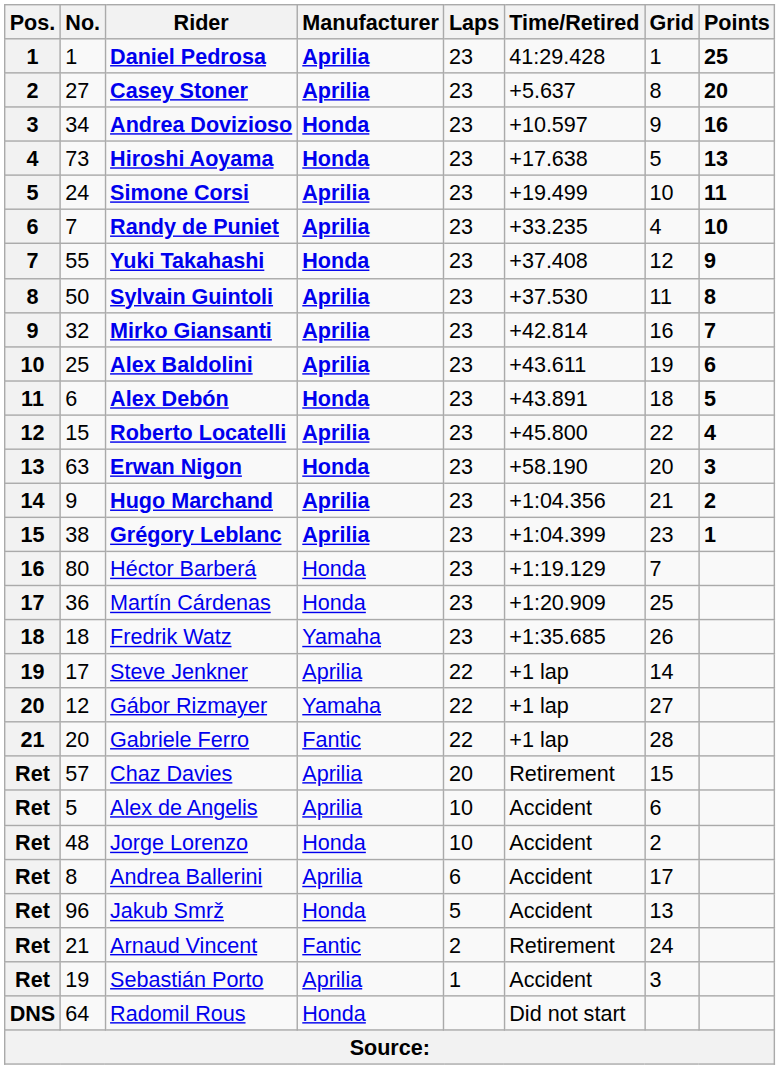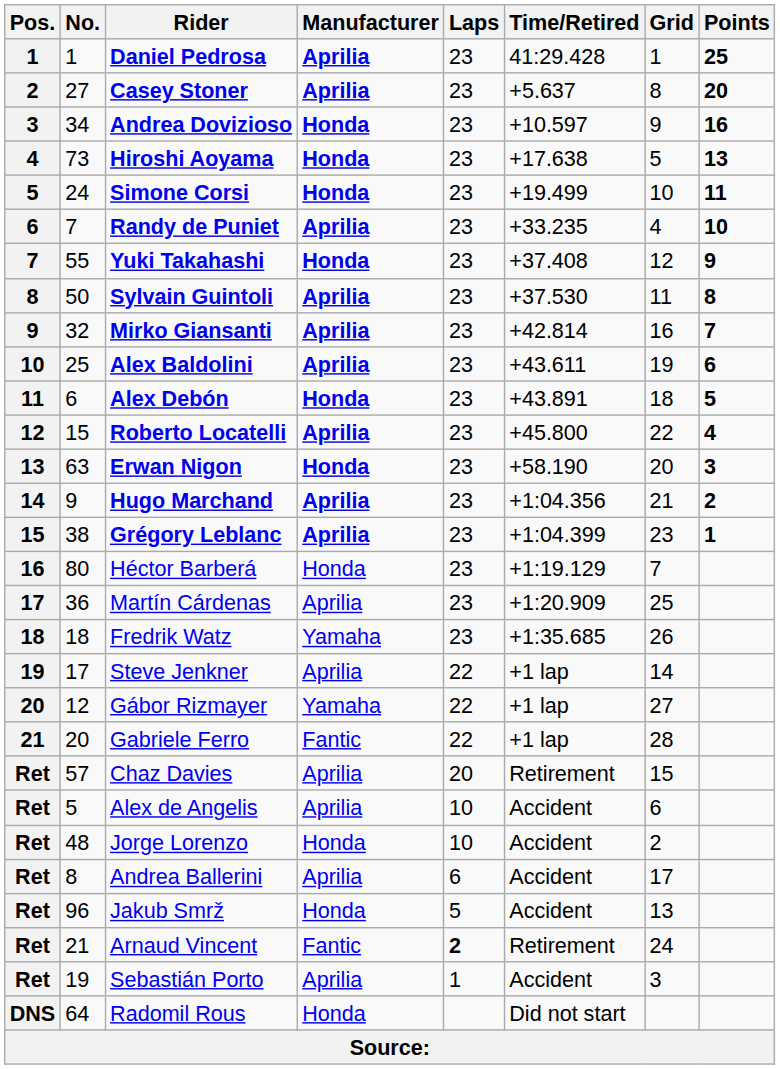(336, 193) Aprilia -> (336, 193) Honda
(334, 603) Honda -> (332, 603) Aprilia
(455, 945) normal -> (455, 945) bold
